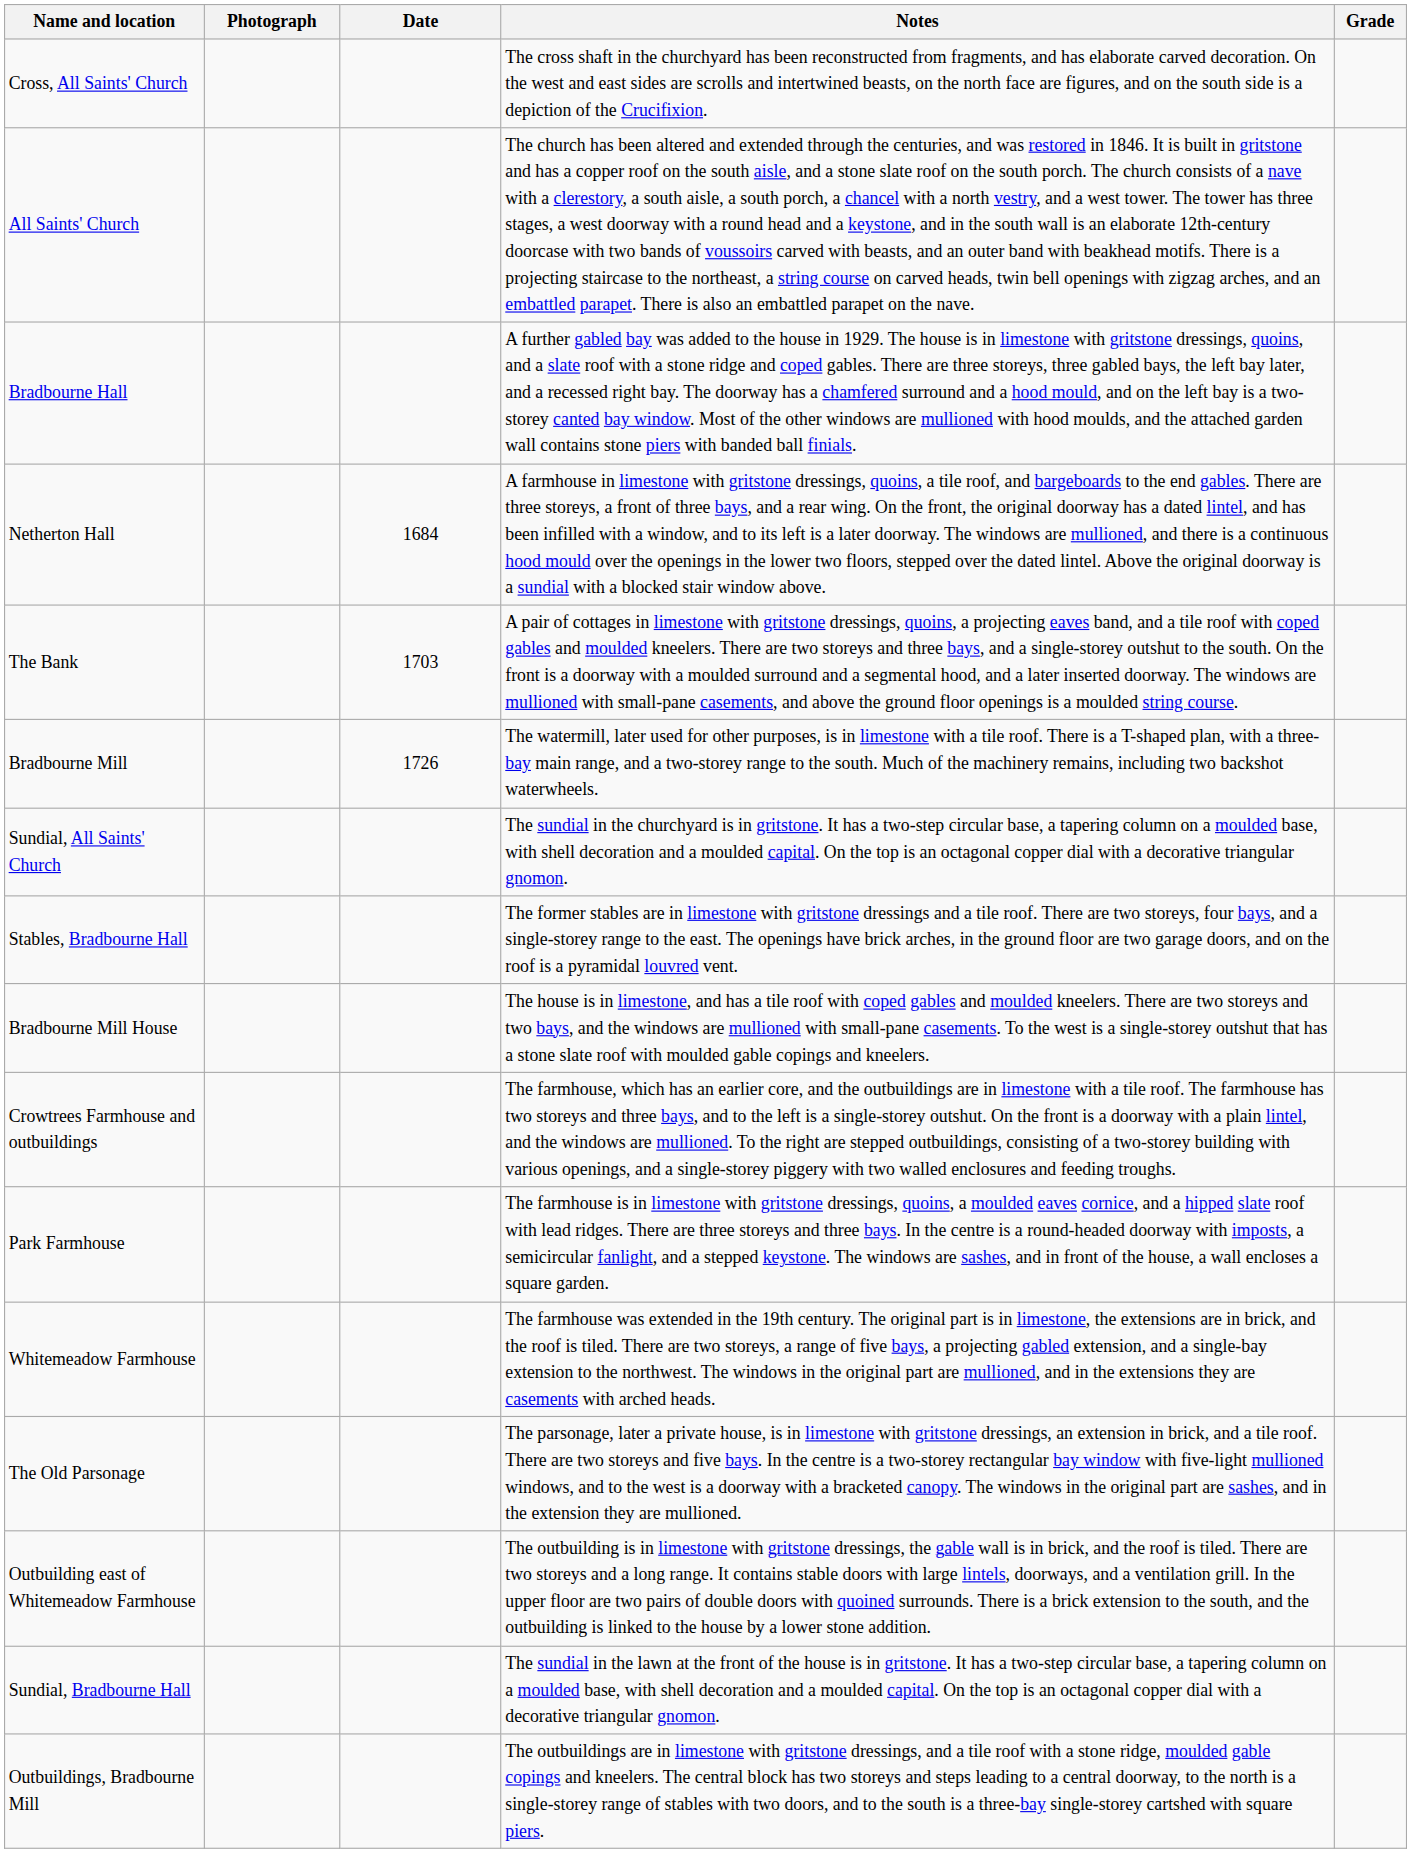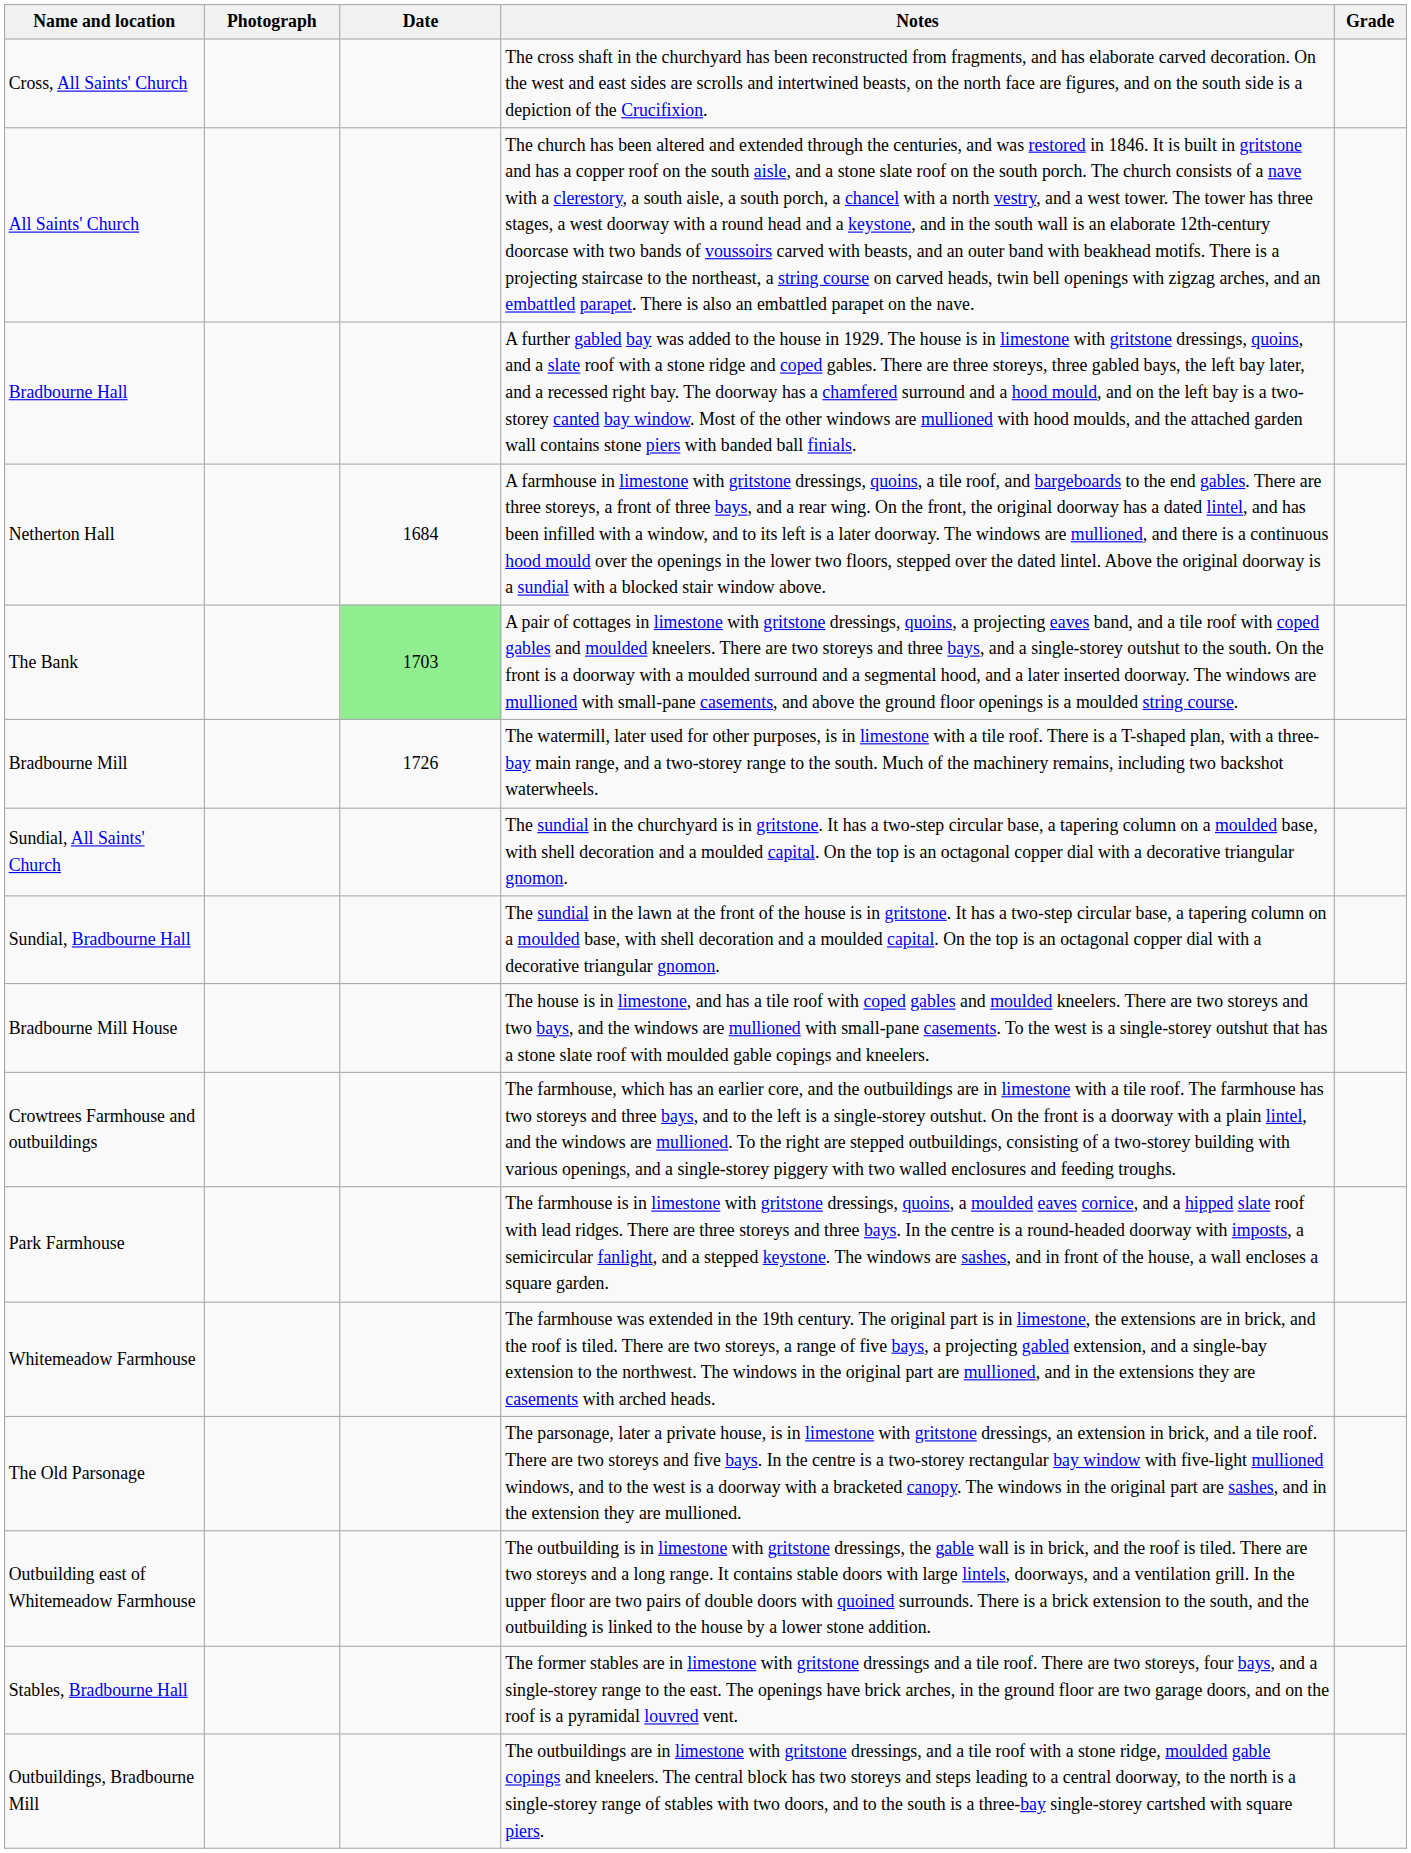(421, 662) no background -> (421, 662) lightgreen background
rows swapped: (100, 1689) <-> (98, 939)
